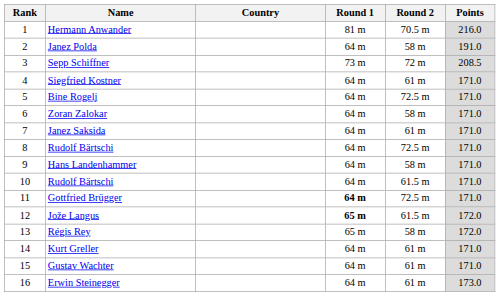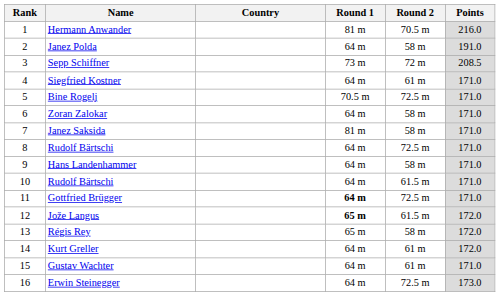(355, 97) 64 m -> (355, 97) 70.5 m
(355, 130) 64 m -> (355, 130) 81 m
(415, 130) 61 m -> (415, 130) 58 m
(470, 248) 171.0 -> (470, 248) 172.0
(415, 282) 61 m -> (415, 282) 72.5 m
